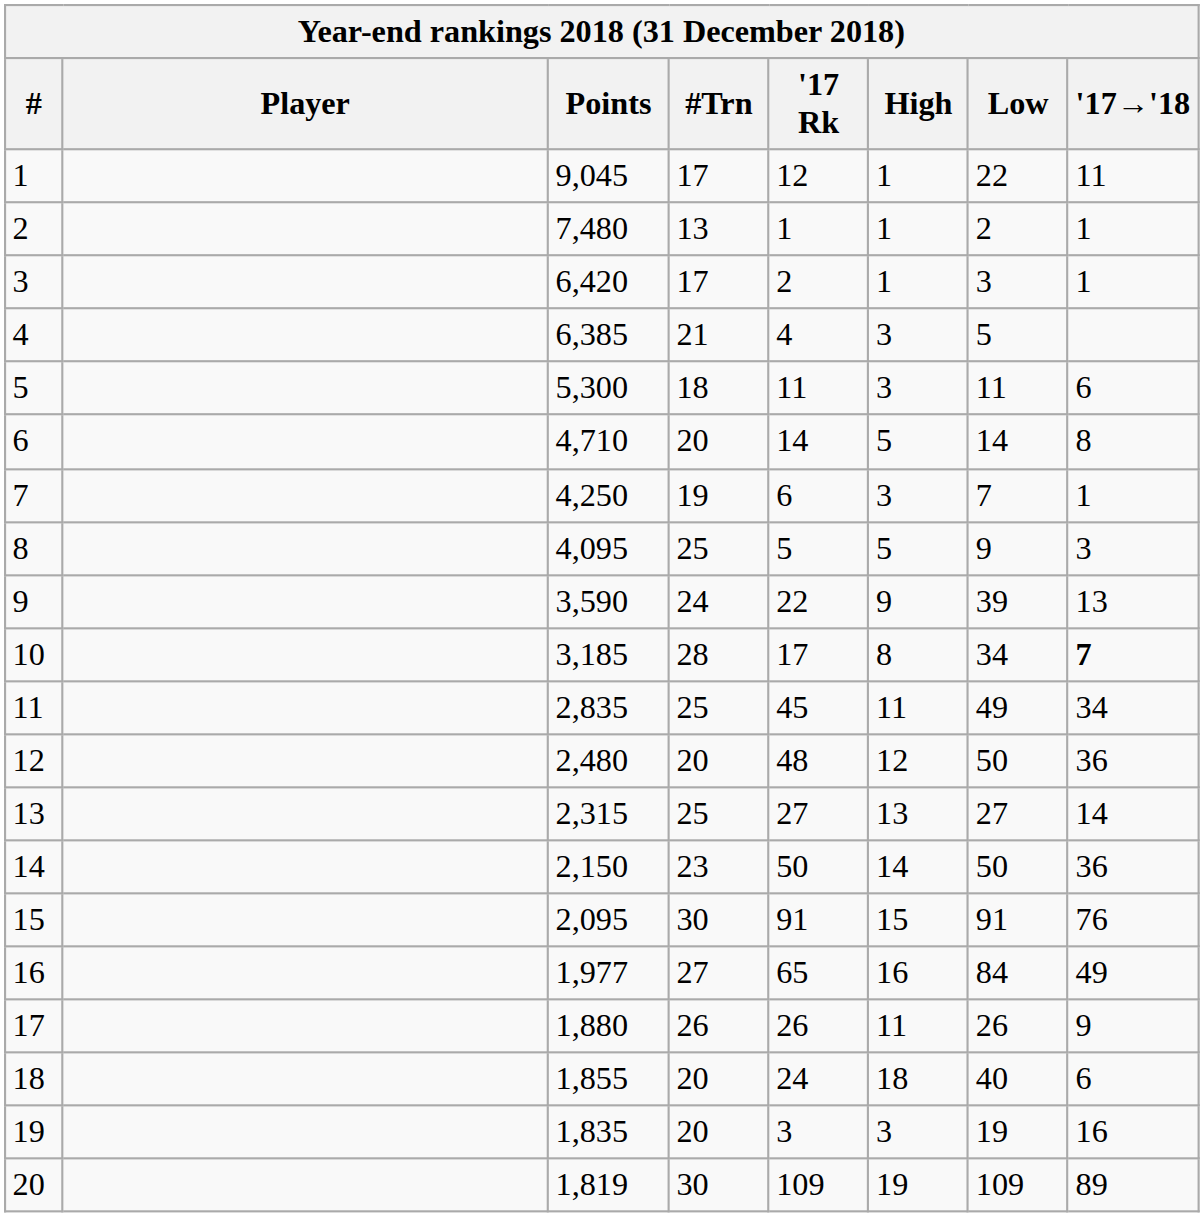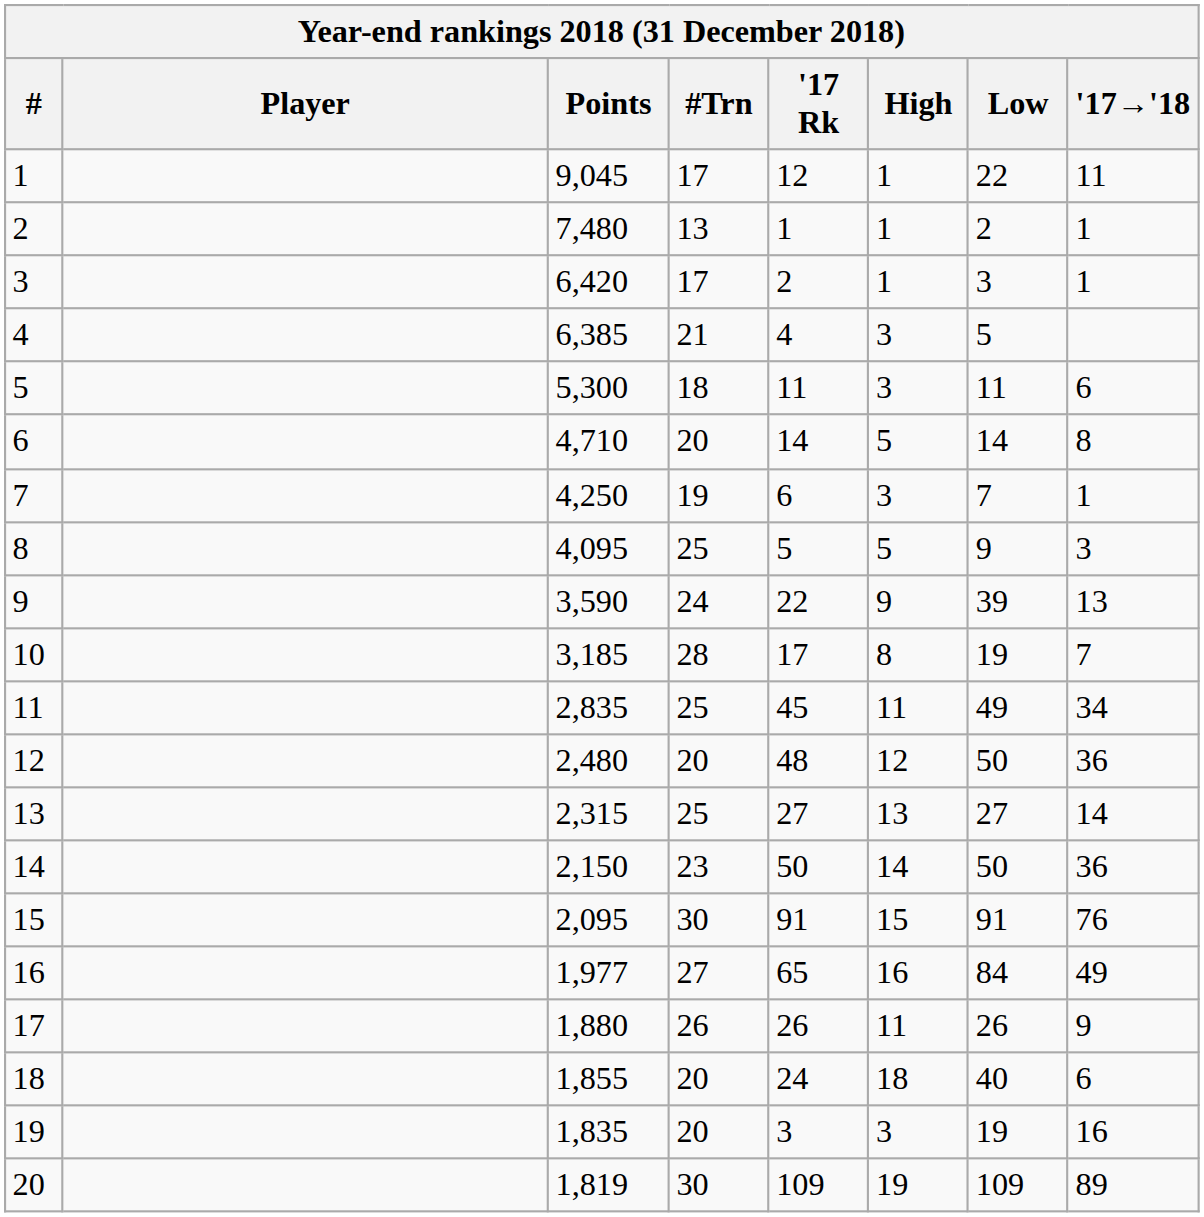(992, 653) 34 -> (992, 653) 19
(1084, 653) bold -> (1084, 653) normal
